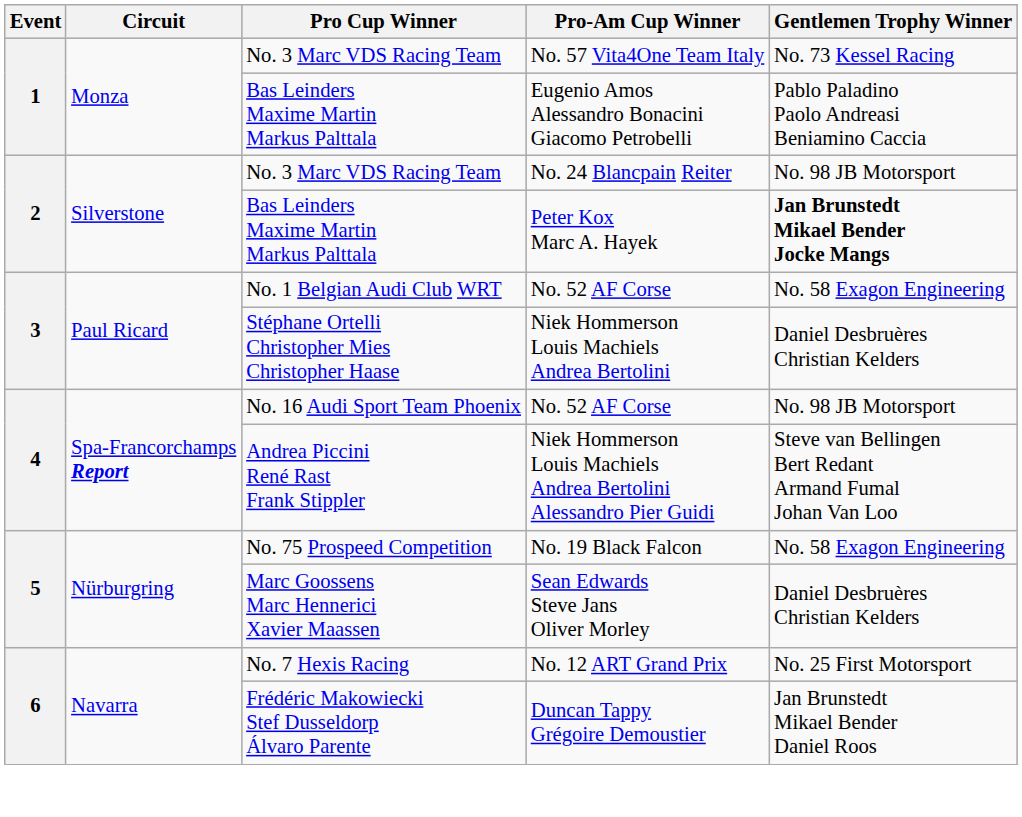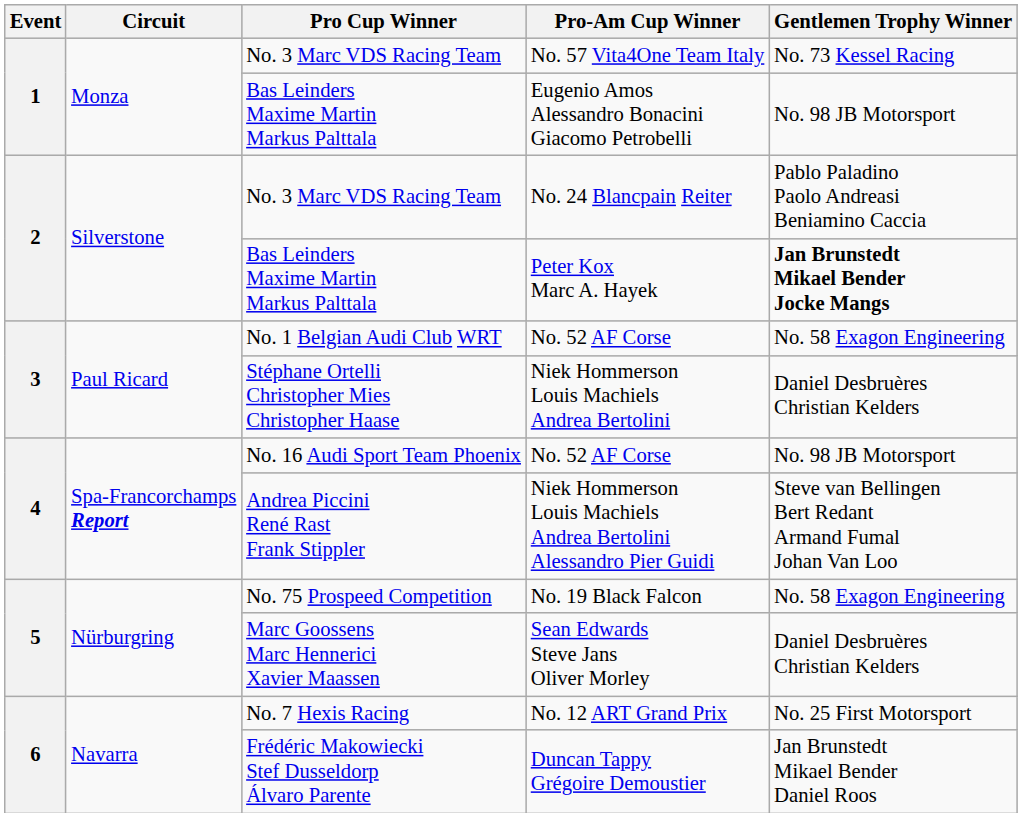(850, 113) Pablo Paladino Paolo Andreasi Beniamino Caccia -> (865, 113) No. 98 JB Motorsport
(865, 172) No. 98 JB Motorsport -> (850, 196) Pablo Paladino Paolo Andreasi Beniamino Caccia
